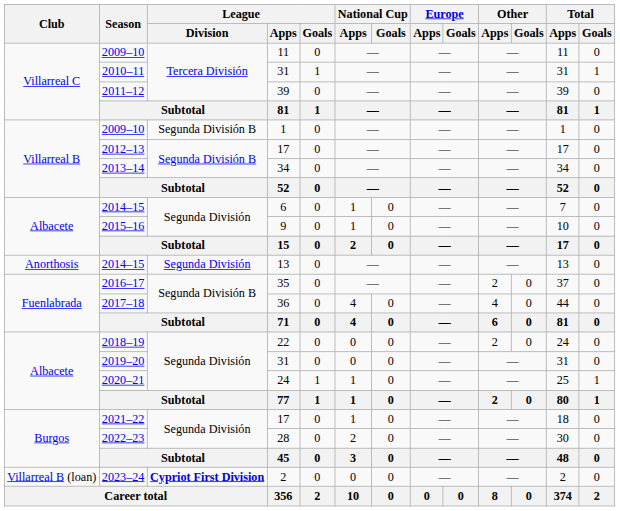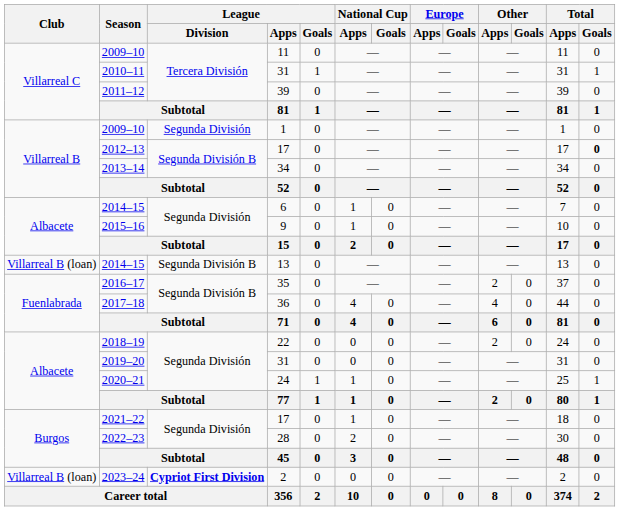(207, 129) Segunda División B -> (207, 129) Segunda División
(597, 149) normal -> (597, 149) bold
(52, 264) Anorthosis -> (52, 264) Villarreal B (loan)
(207, 264) Segunda División -> (207, 264) Segunda División B
